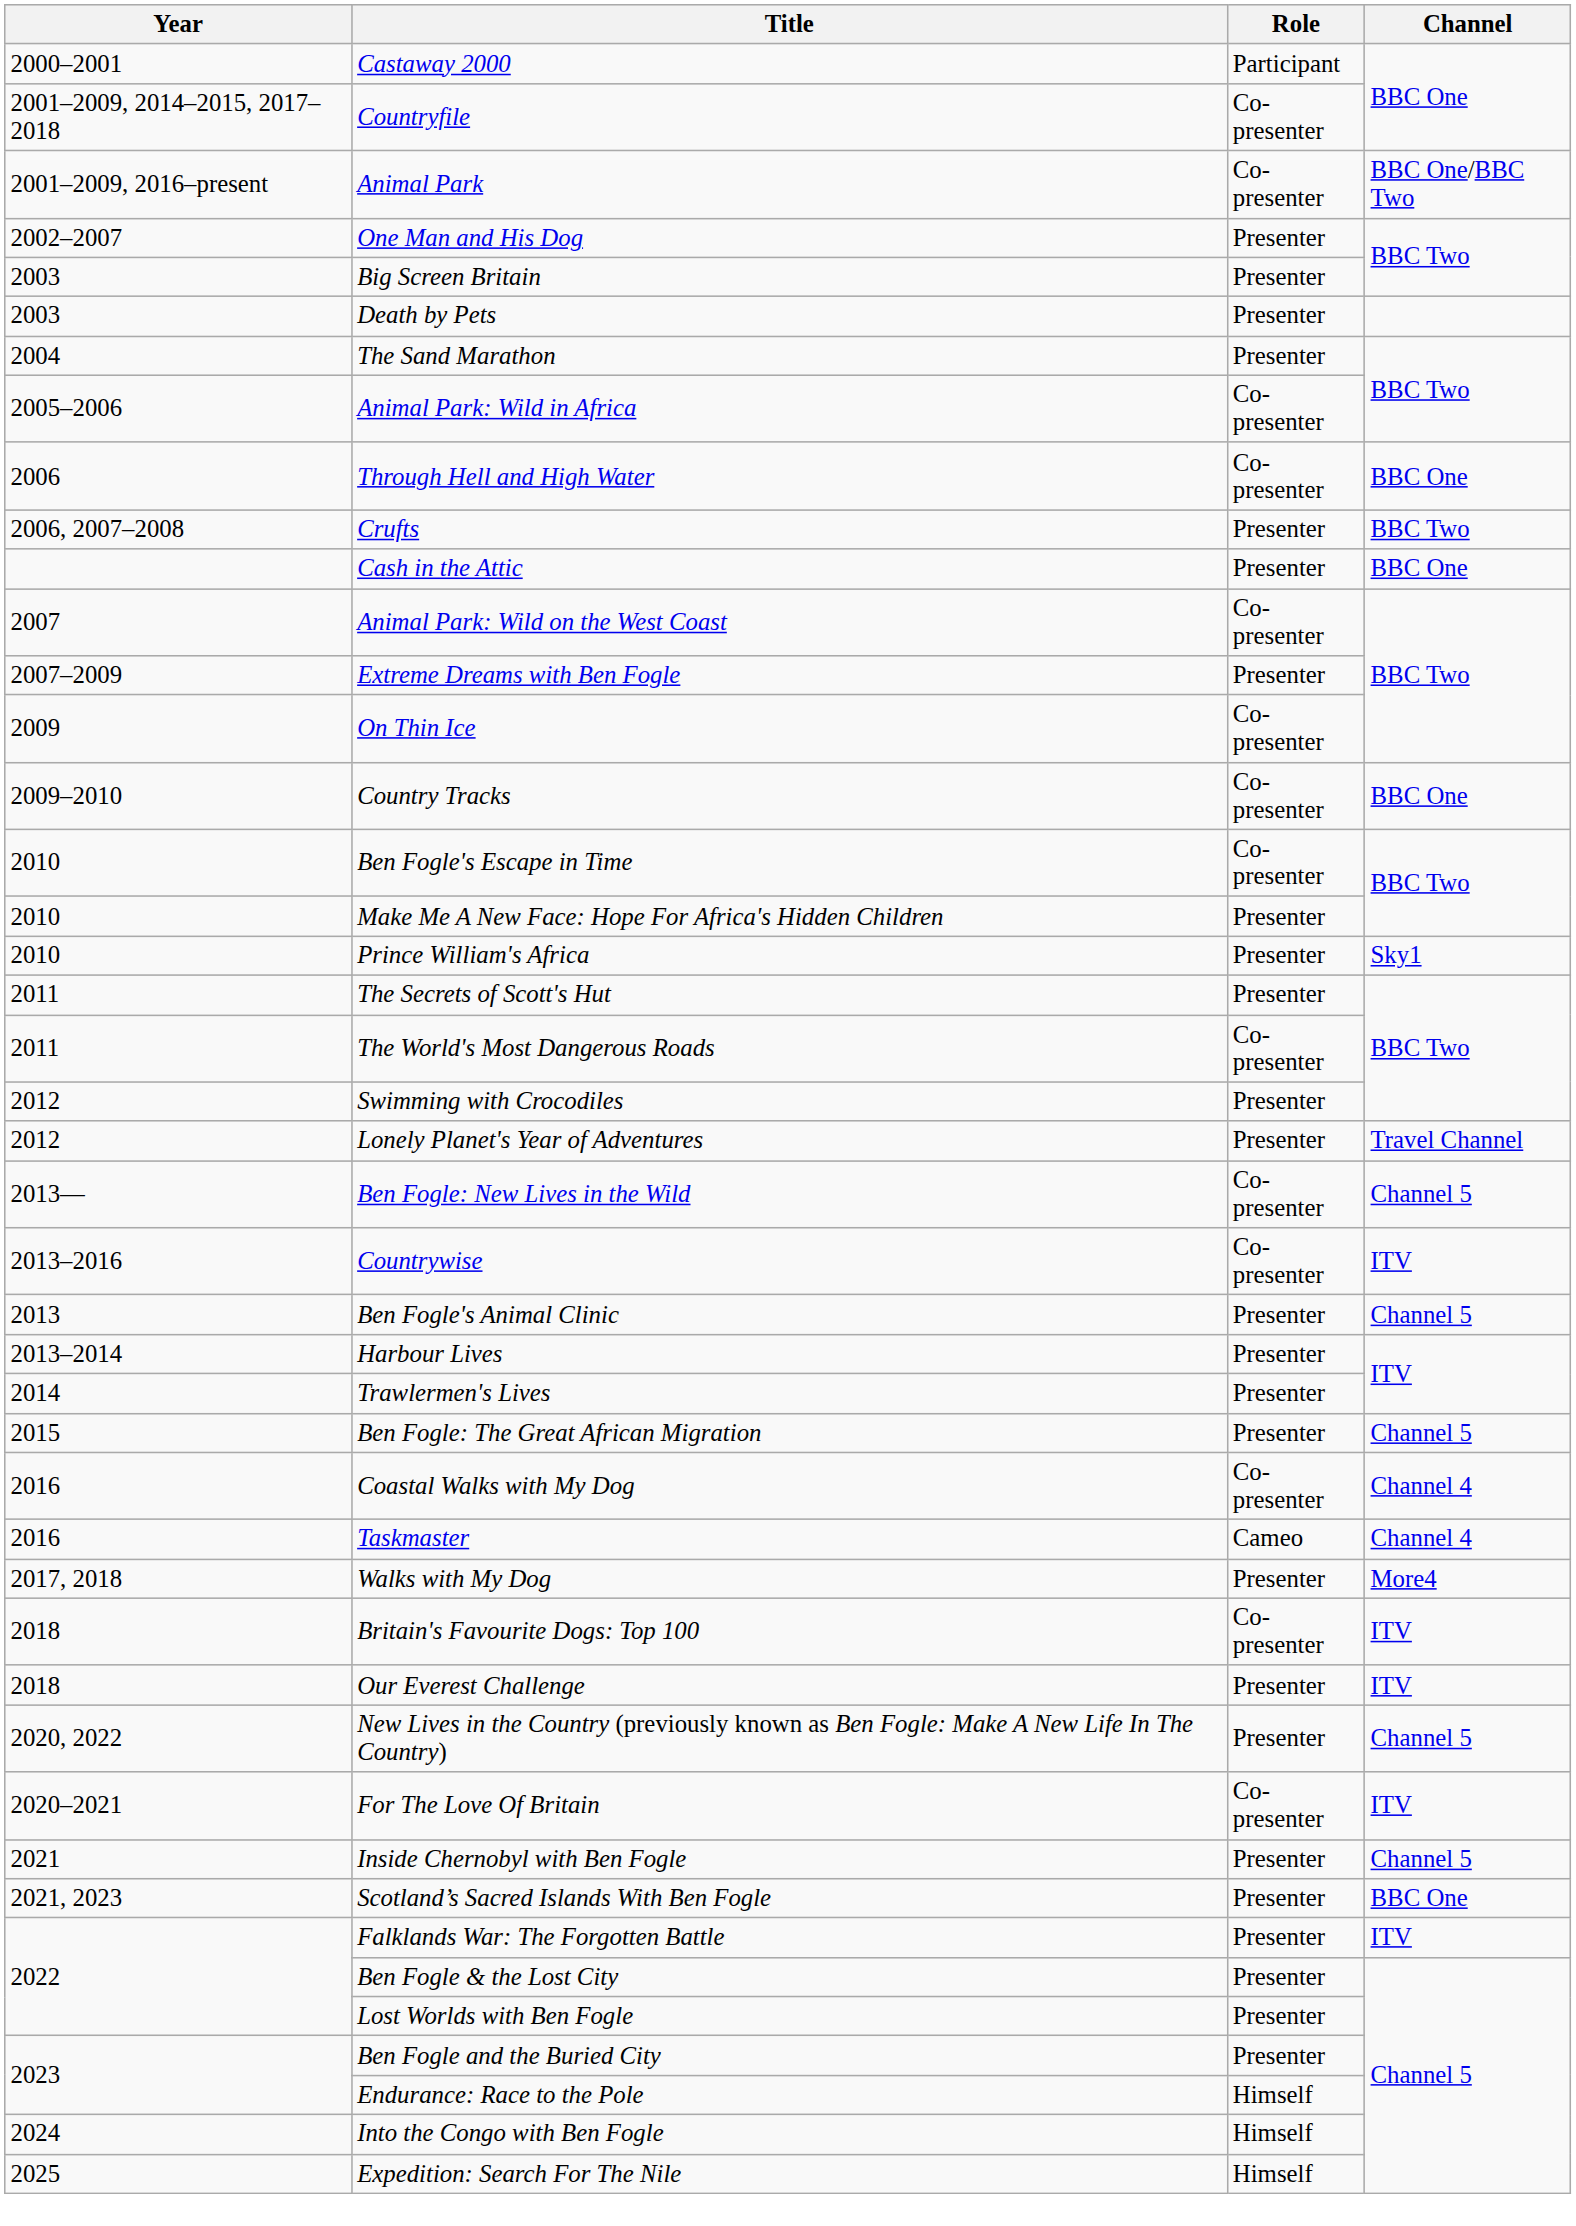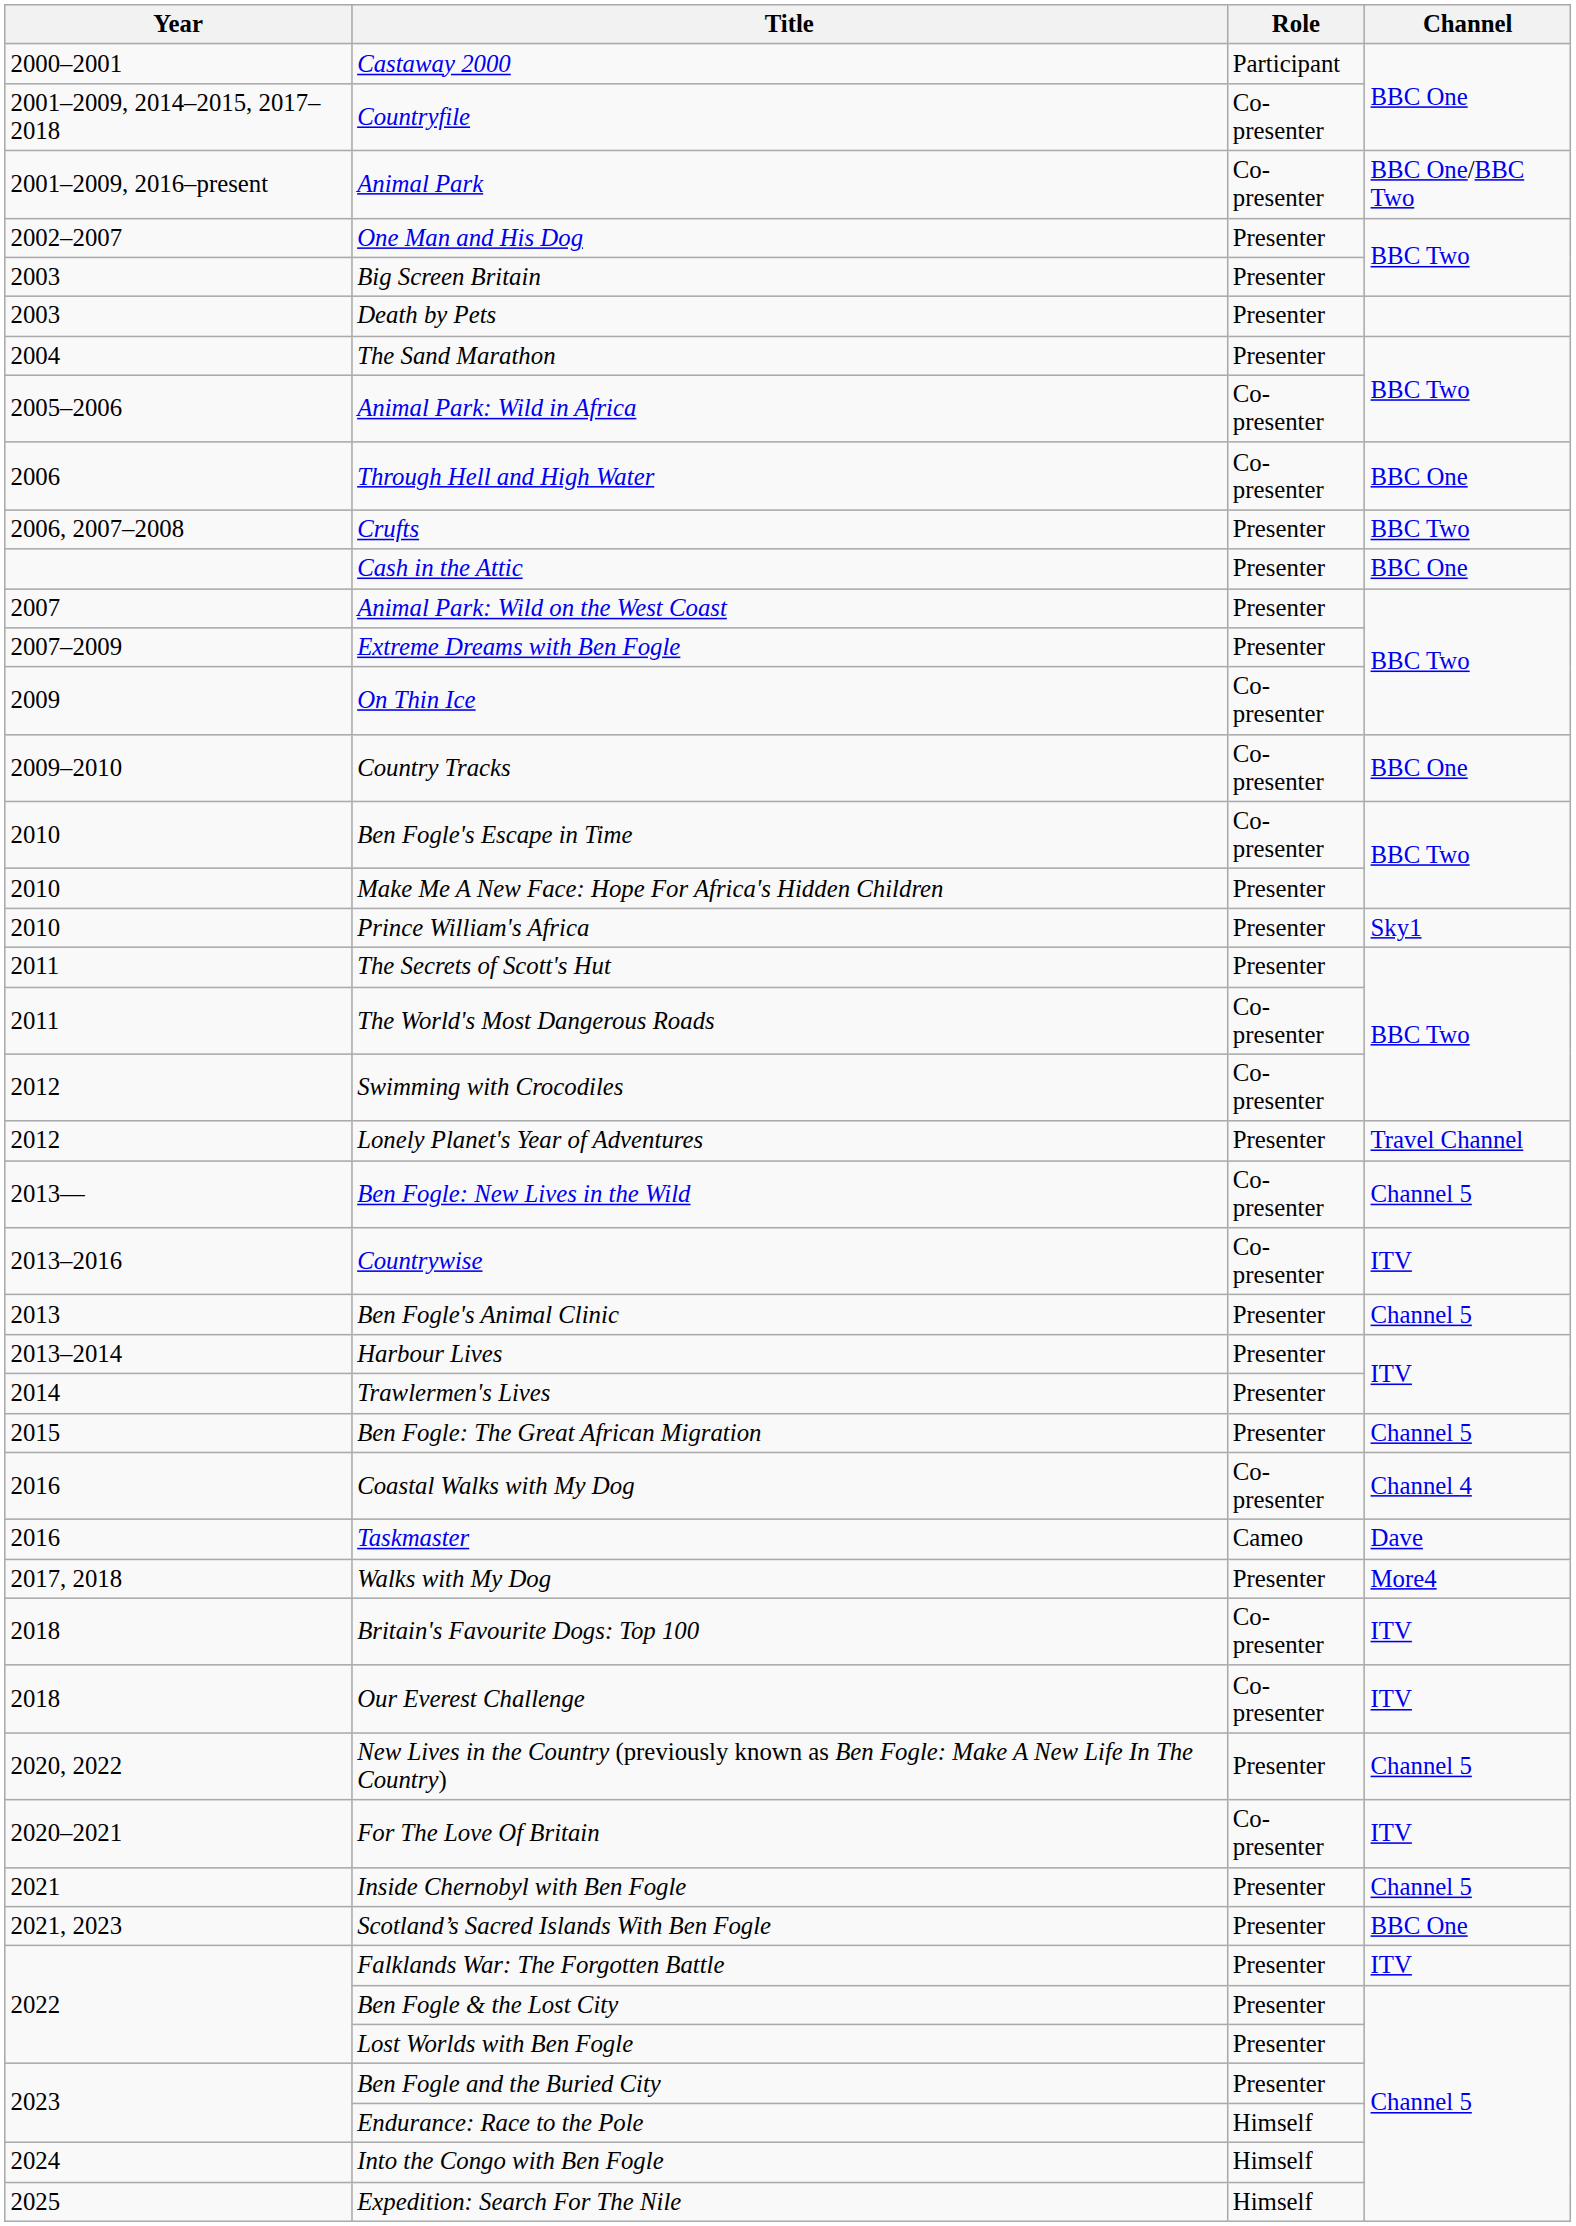(1278, 621) Co-presenter -> (1279, 607) Presenter
(1279, 1101) Presenter -> (1278, 1087) Co-presenter
(1421, 1538) Channel 4 -> (1397, 1538) Dave
(1279, 1684) Presenter -> (1278, 1698) Co-presenter
